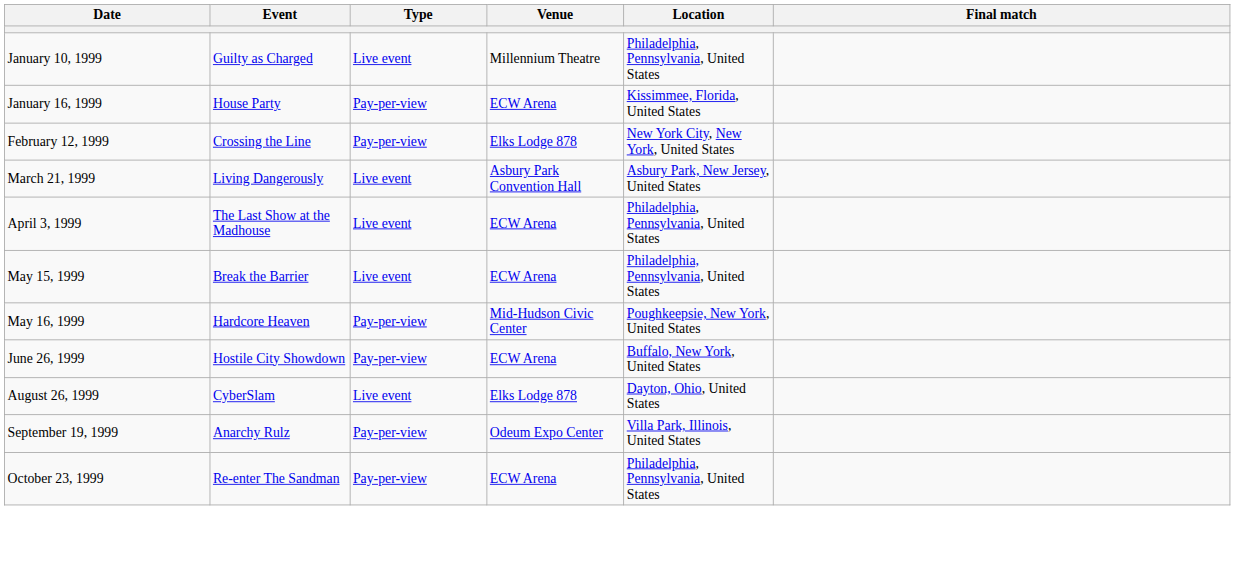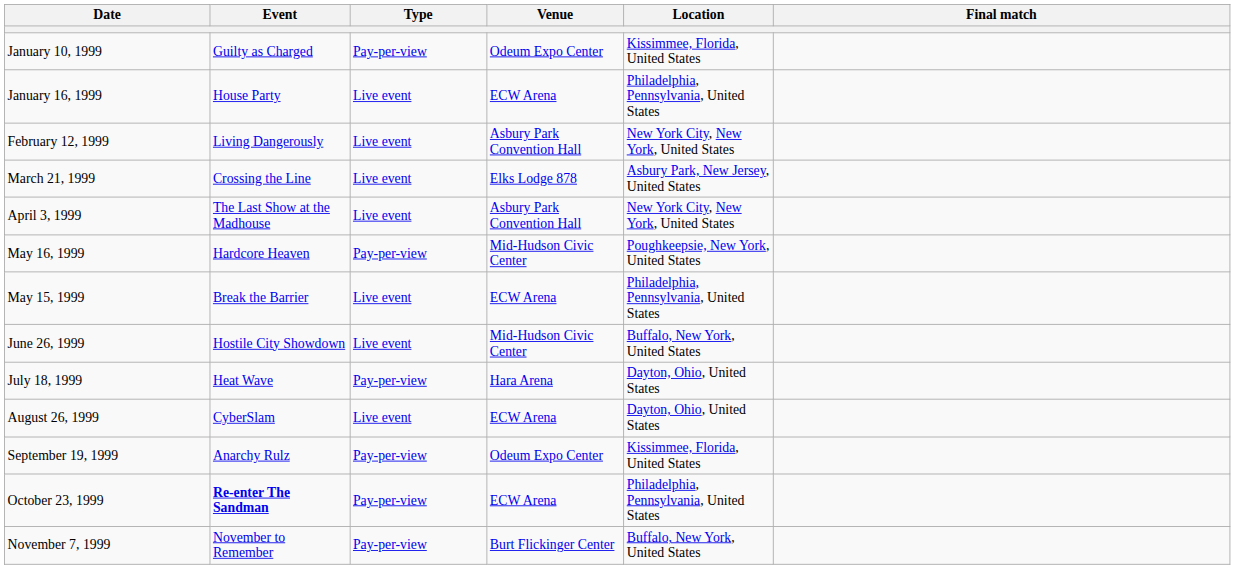(382, 59) Live event -> (390, 51) Pay-per-view
(545, 59) Millennium Theatre -> (546, 51) Odeum Expo Center
(686, 59) Philadelphia, Pennsylvania, United States -> (683, 51) Kissimmee, Florida, United States
(390, 104) Pay-per-view -> (382, 96) Live event
(683, 104) Kissimmee, Florida, United States -> (686, 96) Philadelphia, Pennsylvania, United States
(262, 141) Crossing the Line -> (268, 141) Living Dangerously
(390, 141) Pay-per-view -> (382, 141) Live event
(533, 141) Elks Lodge 878 -> (536, 141) Asbury Park Convention Hall
(268, 178) Living Dangerously -> (262, 178) Crossing the Line
(536, 178) Asbury Park Convention Hall -> (533, 178) Elks Lodge 878
(523, 223) ECW Arena -> (536, 216) Asbury Park Convention Hall
(686, 223) Philadelphia, Pennsylvania, United States -> (684, 216) New York City, New York, United States
rows swapped: (46, 276) <-> (46, 321)
(390, 358) Pay-per-view -> (382, 343) Live event
(523, 358) ECW Arena -> (542, 343) Mid-Hudson Civic Center
+ row: (45, 380)
(533, 396) Elks Lodge 878 -> (523, 417) ECW Arena
(679, 433) Villa Park, Illinois, United States -> (683, 455) Kissimmee, Florida, United States
(276, 478) normal -> (251, 500) bold
+ row: (59, 545)
